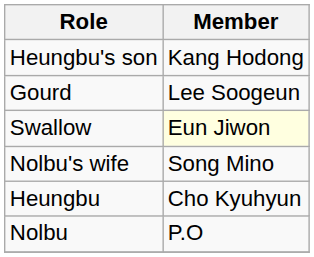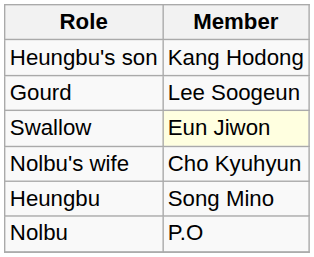(221, 163) Song Mino -> (235, 163) Cho Kyuhyun
(235, 198) Cho Kyuhyun -> (221, 198) Song Mino
